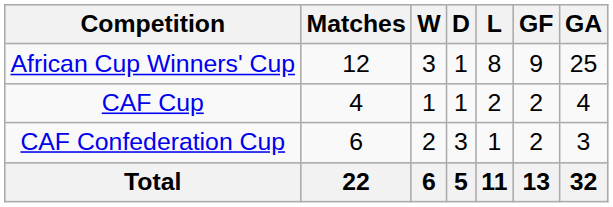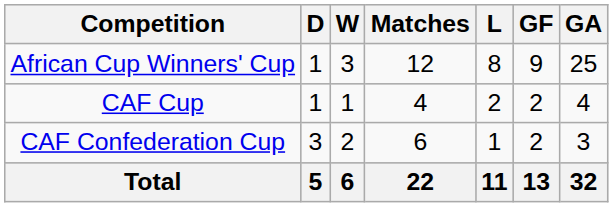columns swapped: (356, 24) <-> (461, 24)
